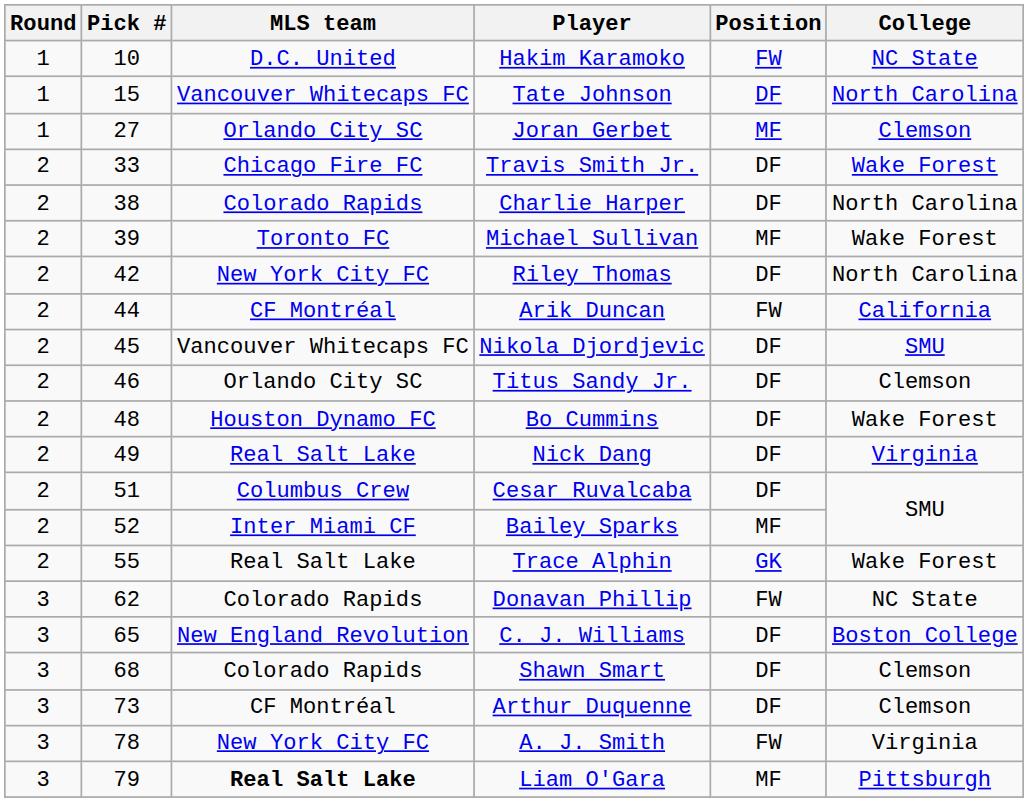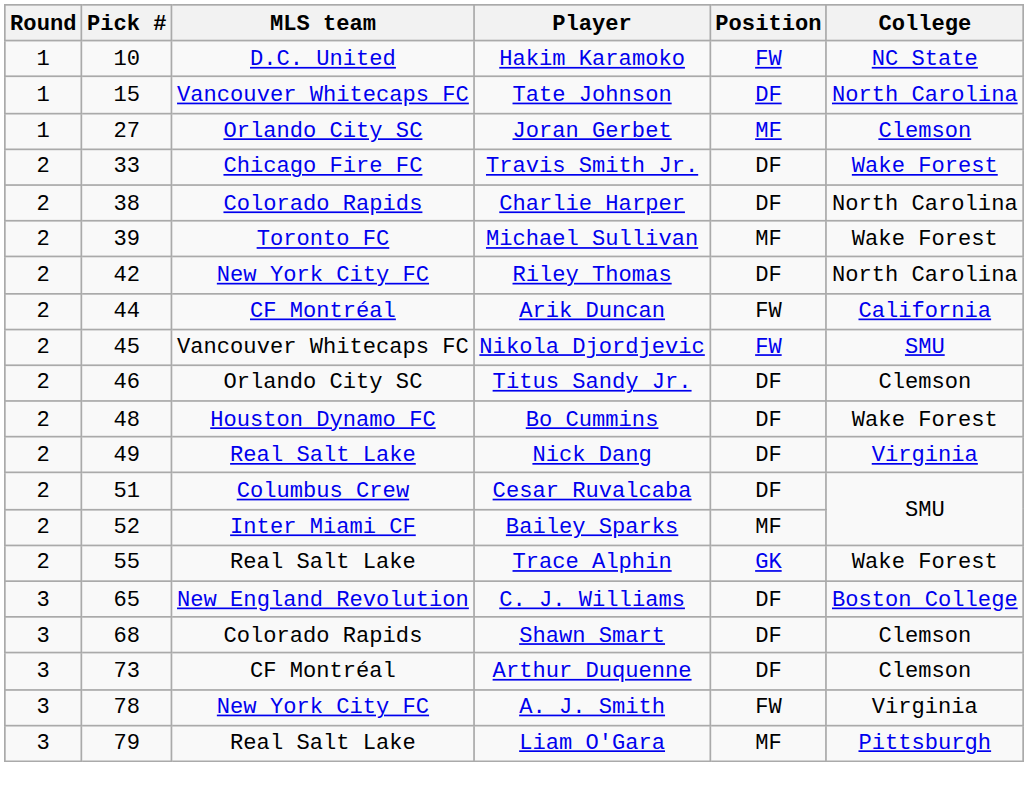(768, 347) DF -> (768, 347) FW
- row: (592, 599)
(323, 779) bold -> (323, 743) normal
